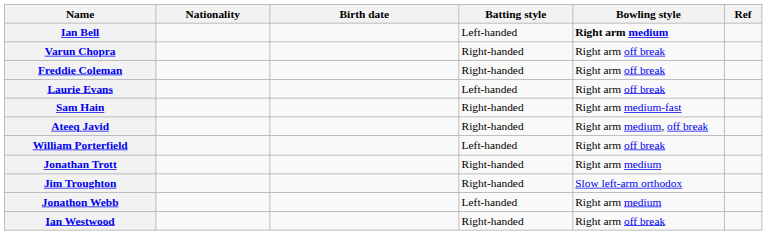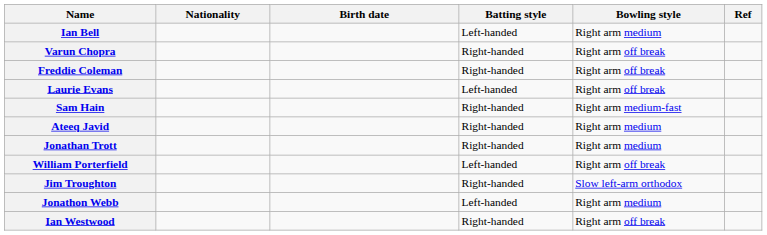(622, 32) bold -> (618, 32) normal
(642, 126) Right arm medium, off break -> (618, 126) Right arm medium
rows swapped: (80, 145) <-> (80, 164)
